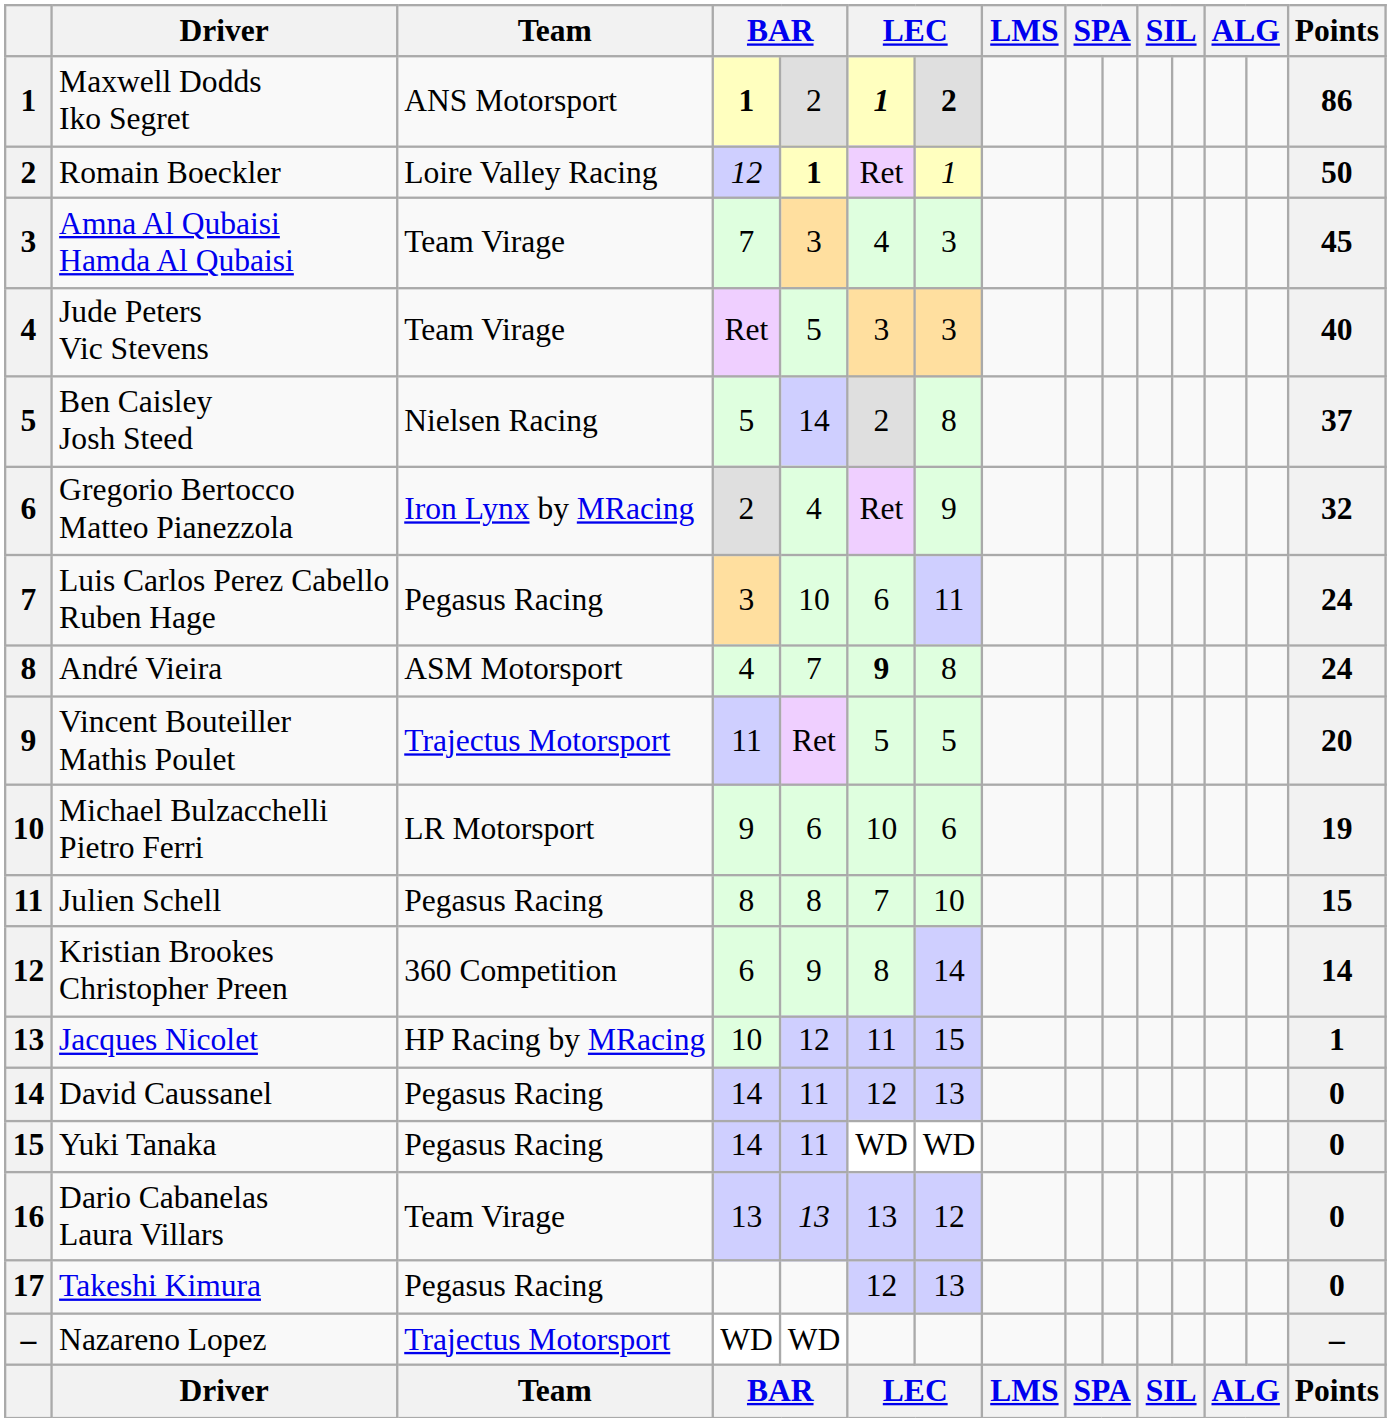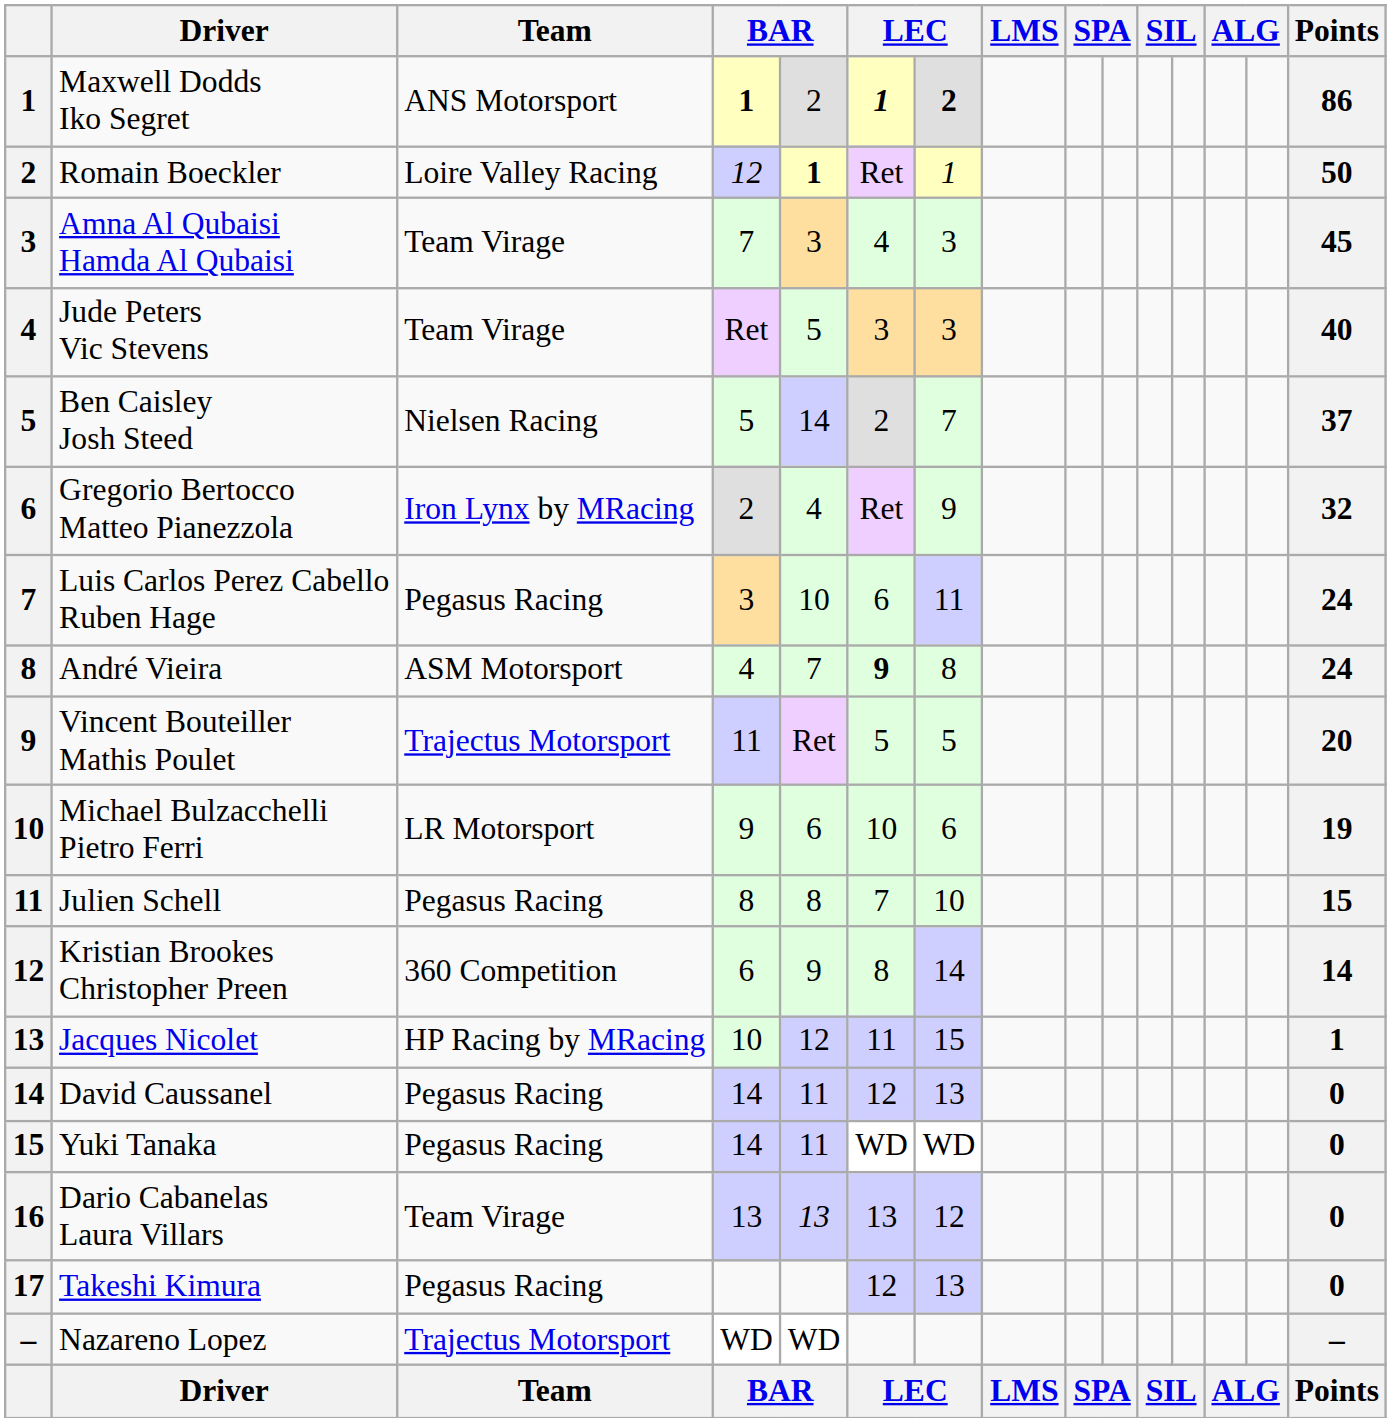(949, 420) 8 -> (949, 420) 7
